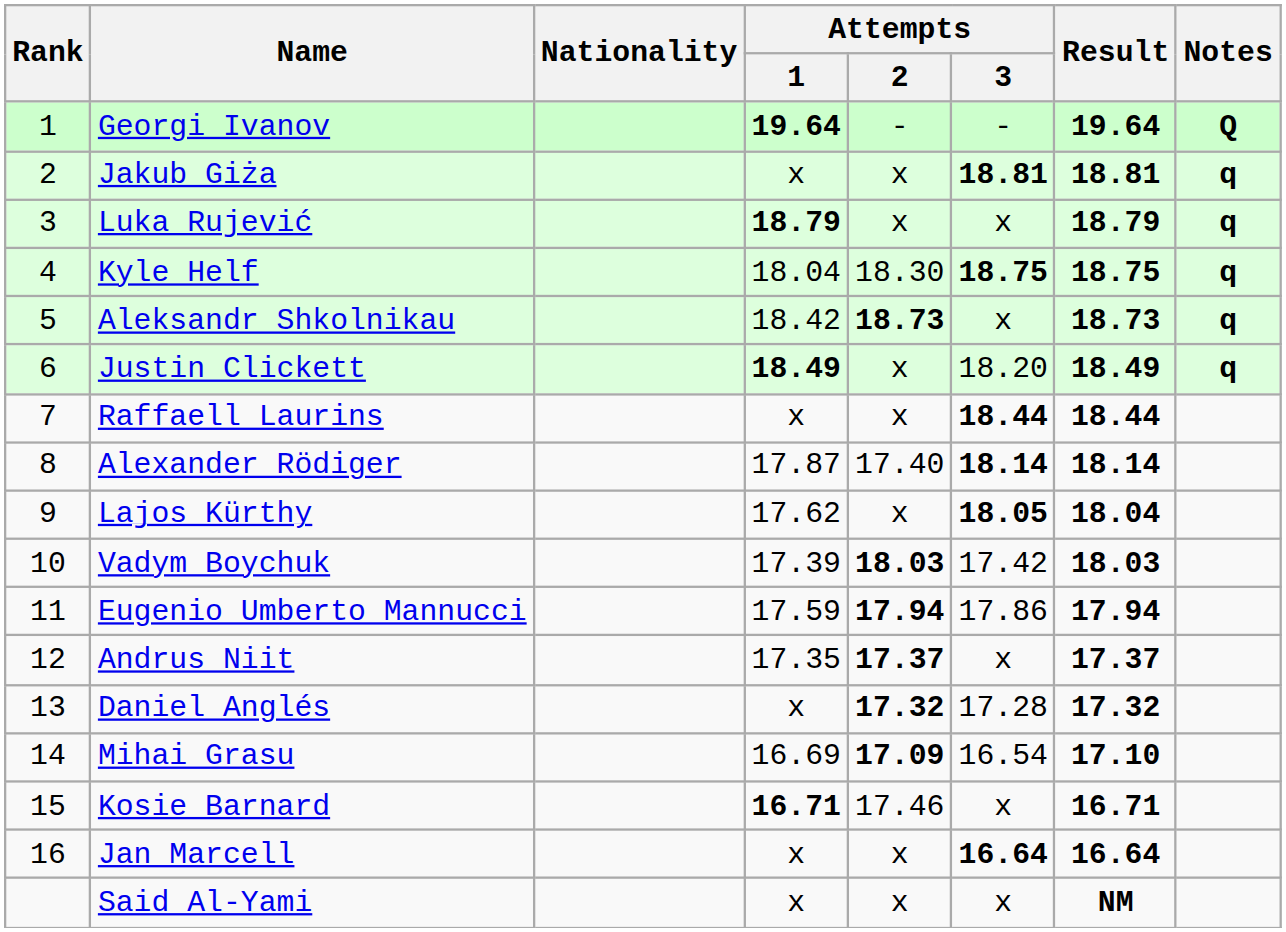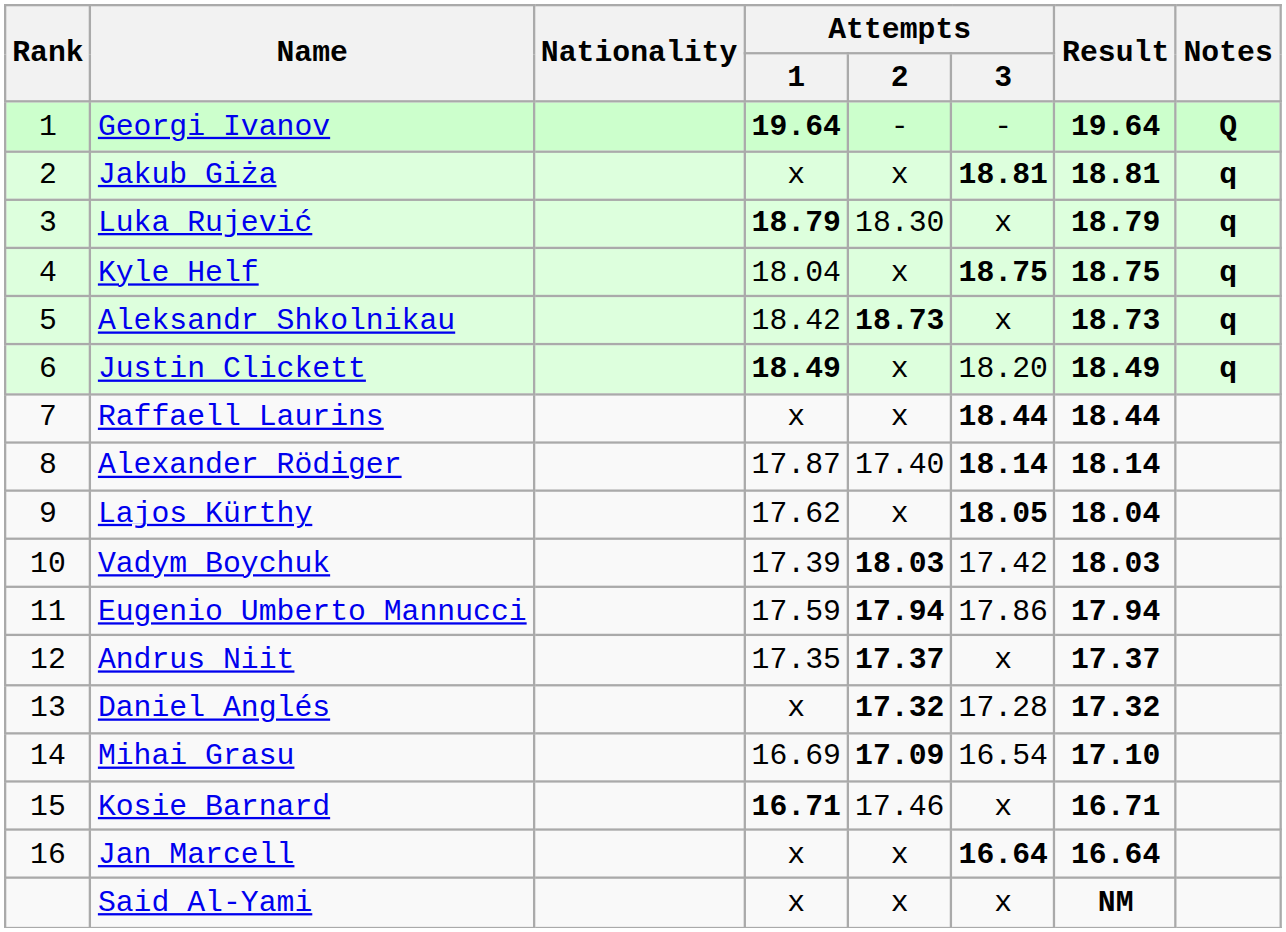(900, 223) x -> (900, 223) 18.30
(900, 272) 18.30 -> (900, 272) x
